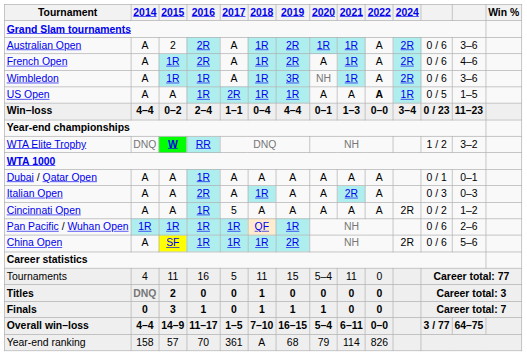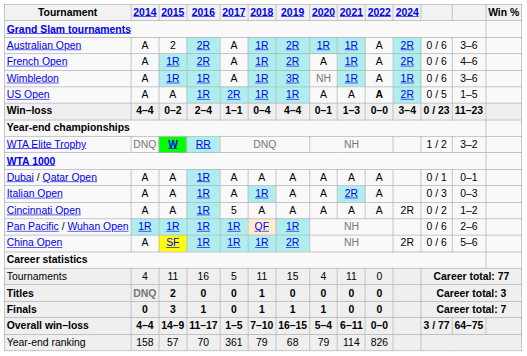(407, 78) 2R -> (407, 78) 1R
(407, 95) 1R -> (407, 95) 2R
(203, 194) 2R -> (203, 194) 1R
(323, 276) 5–4 -> (323, 276) 4
(262, 342) A -> (262, 342) 79
